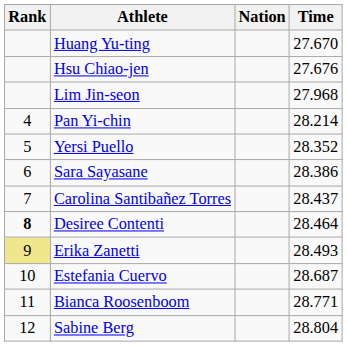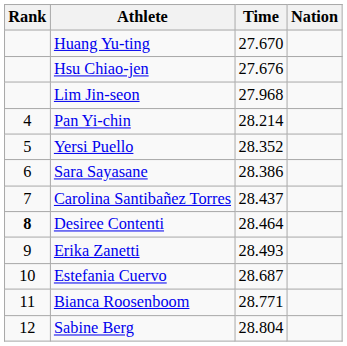columns swapped: (262, 17) <-> (316, 17)
(27, 250) khaki background -> (27, 250) no background
